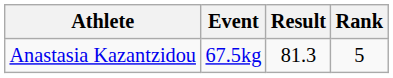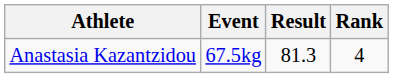(359, 55) 5 -> (359, 55) 4
